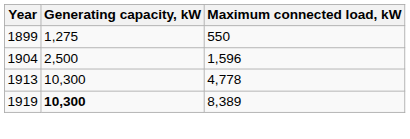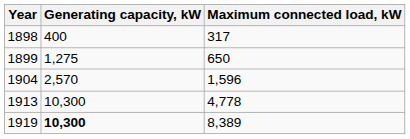+ row: (23, 36)
(219, 36) 550 -> (219, 58) 650
(61, 58) 2,500 -> (61, 79) 2,570
